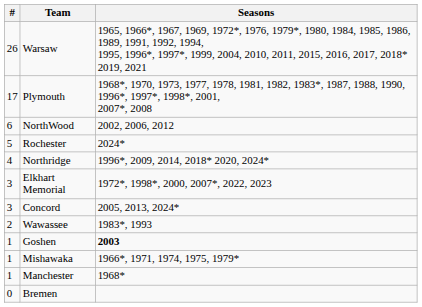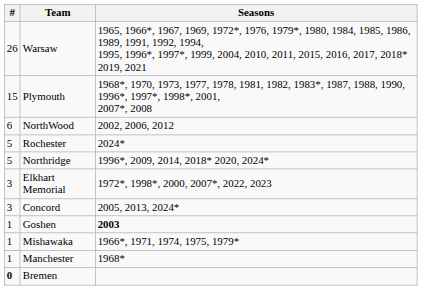(12, 96) 17 -> (12, 96) 15
(10, 160) 4 -> (10, 160) 5
- row: (45, 224)
(10, 293) normal -> (10, 276) bold
